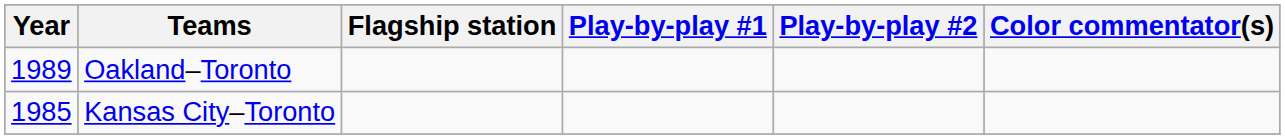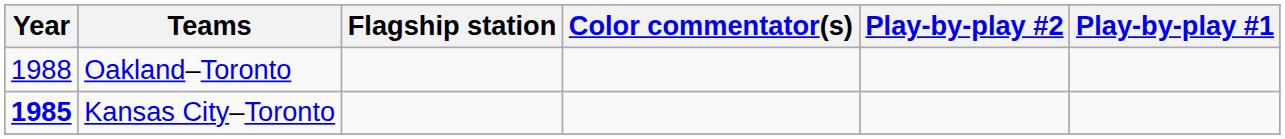columns swapped: (668, 26) <-> (1132, 26)
(41, 69) 1989 -> (41, 69) 1988
(41, 112) normal -> (41, 112) bold
